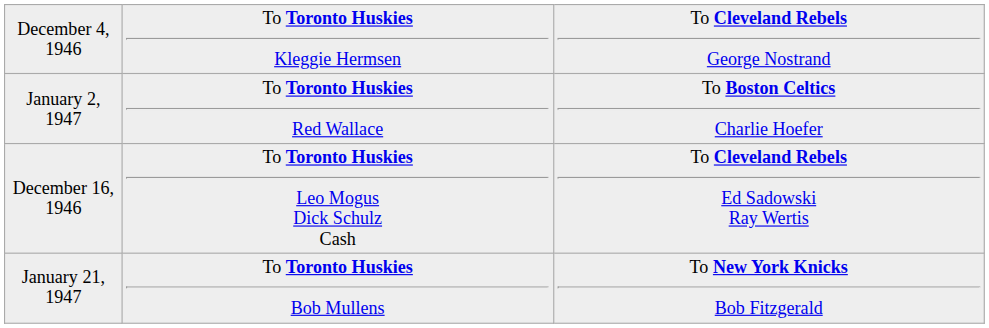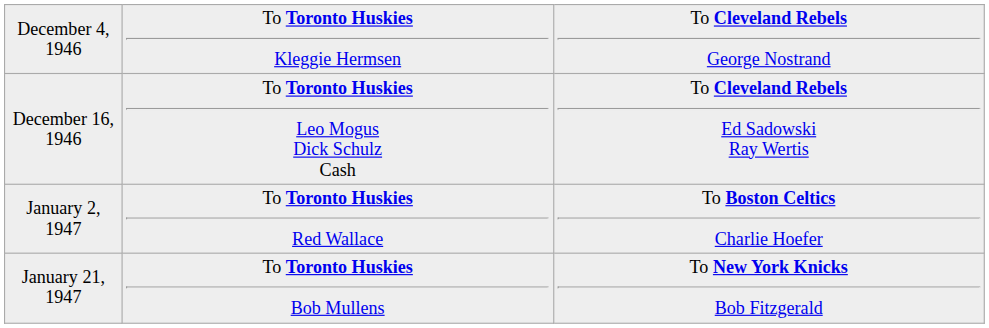rows swapped: (63, 198) <-> (63, 108)
